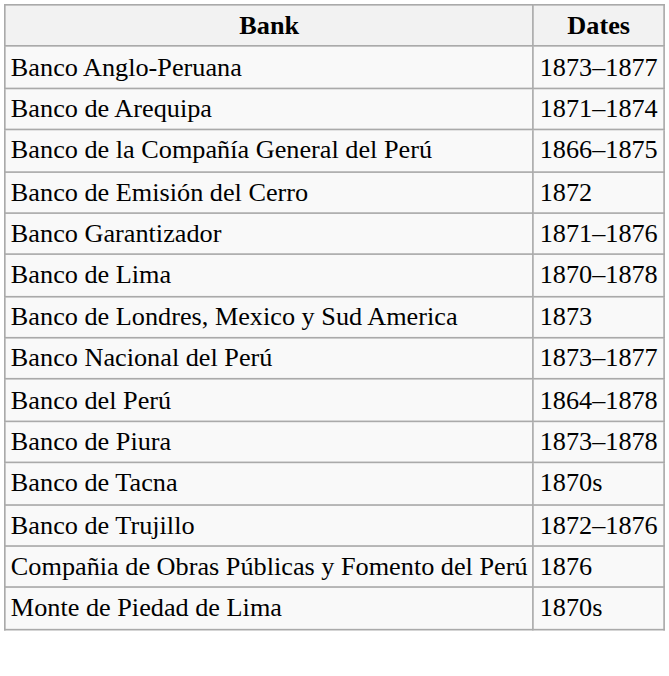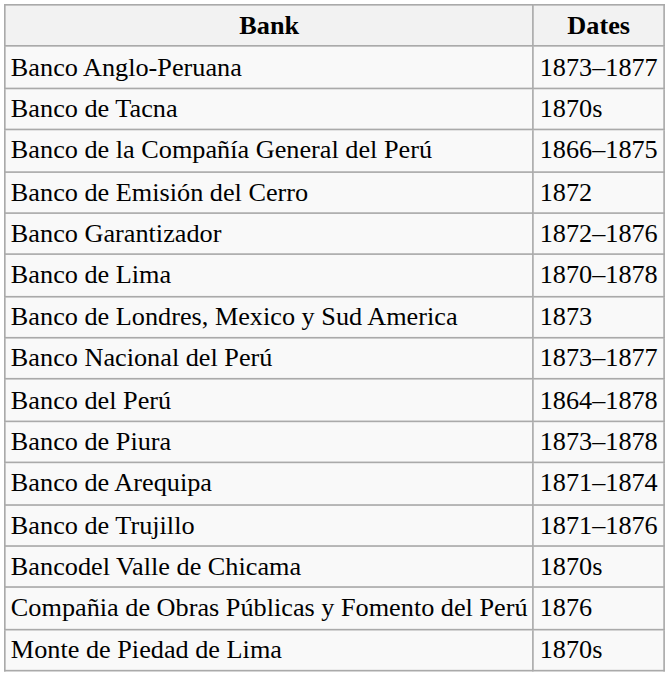rows swapped: (111, 108) <-> (94, 483)
(599, 233) 1871–1876 -> (599, 233) 1872–1876
(599, 524) 1872–1876 -> (599, 524) 1871–1876
+ row: (156, 566)
